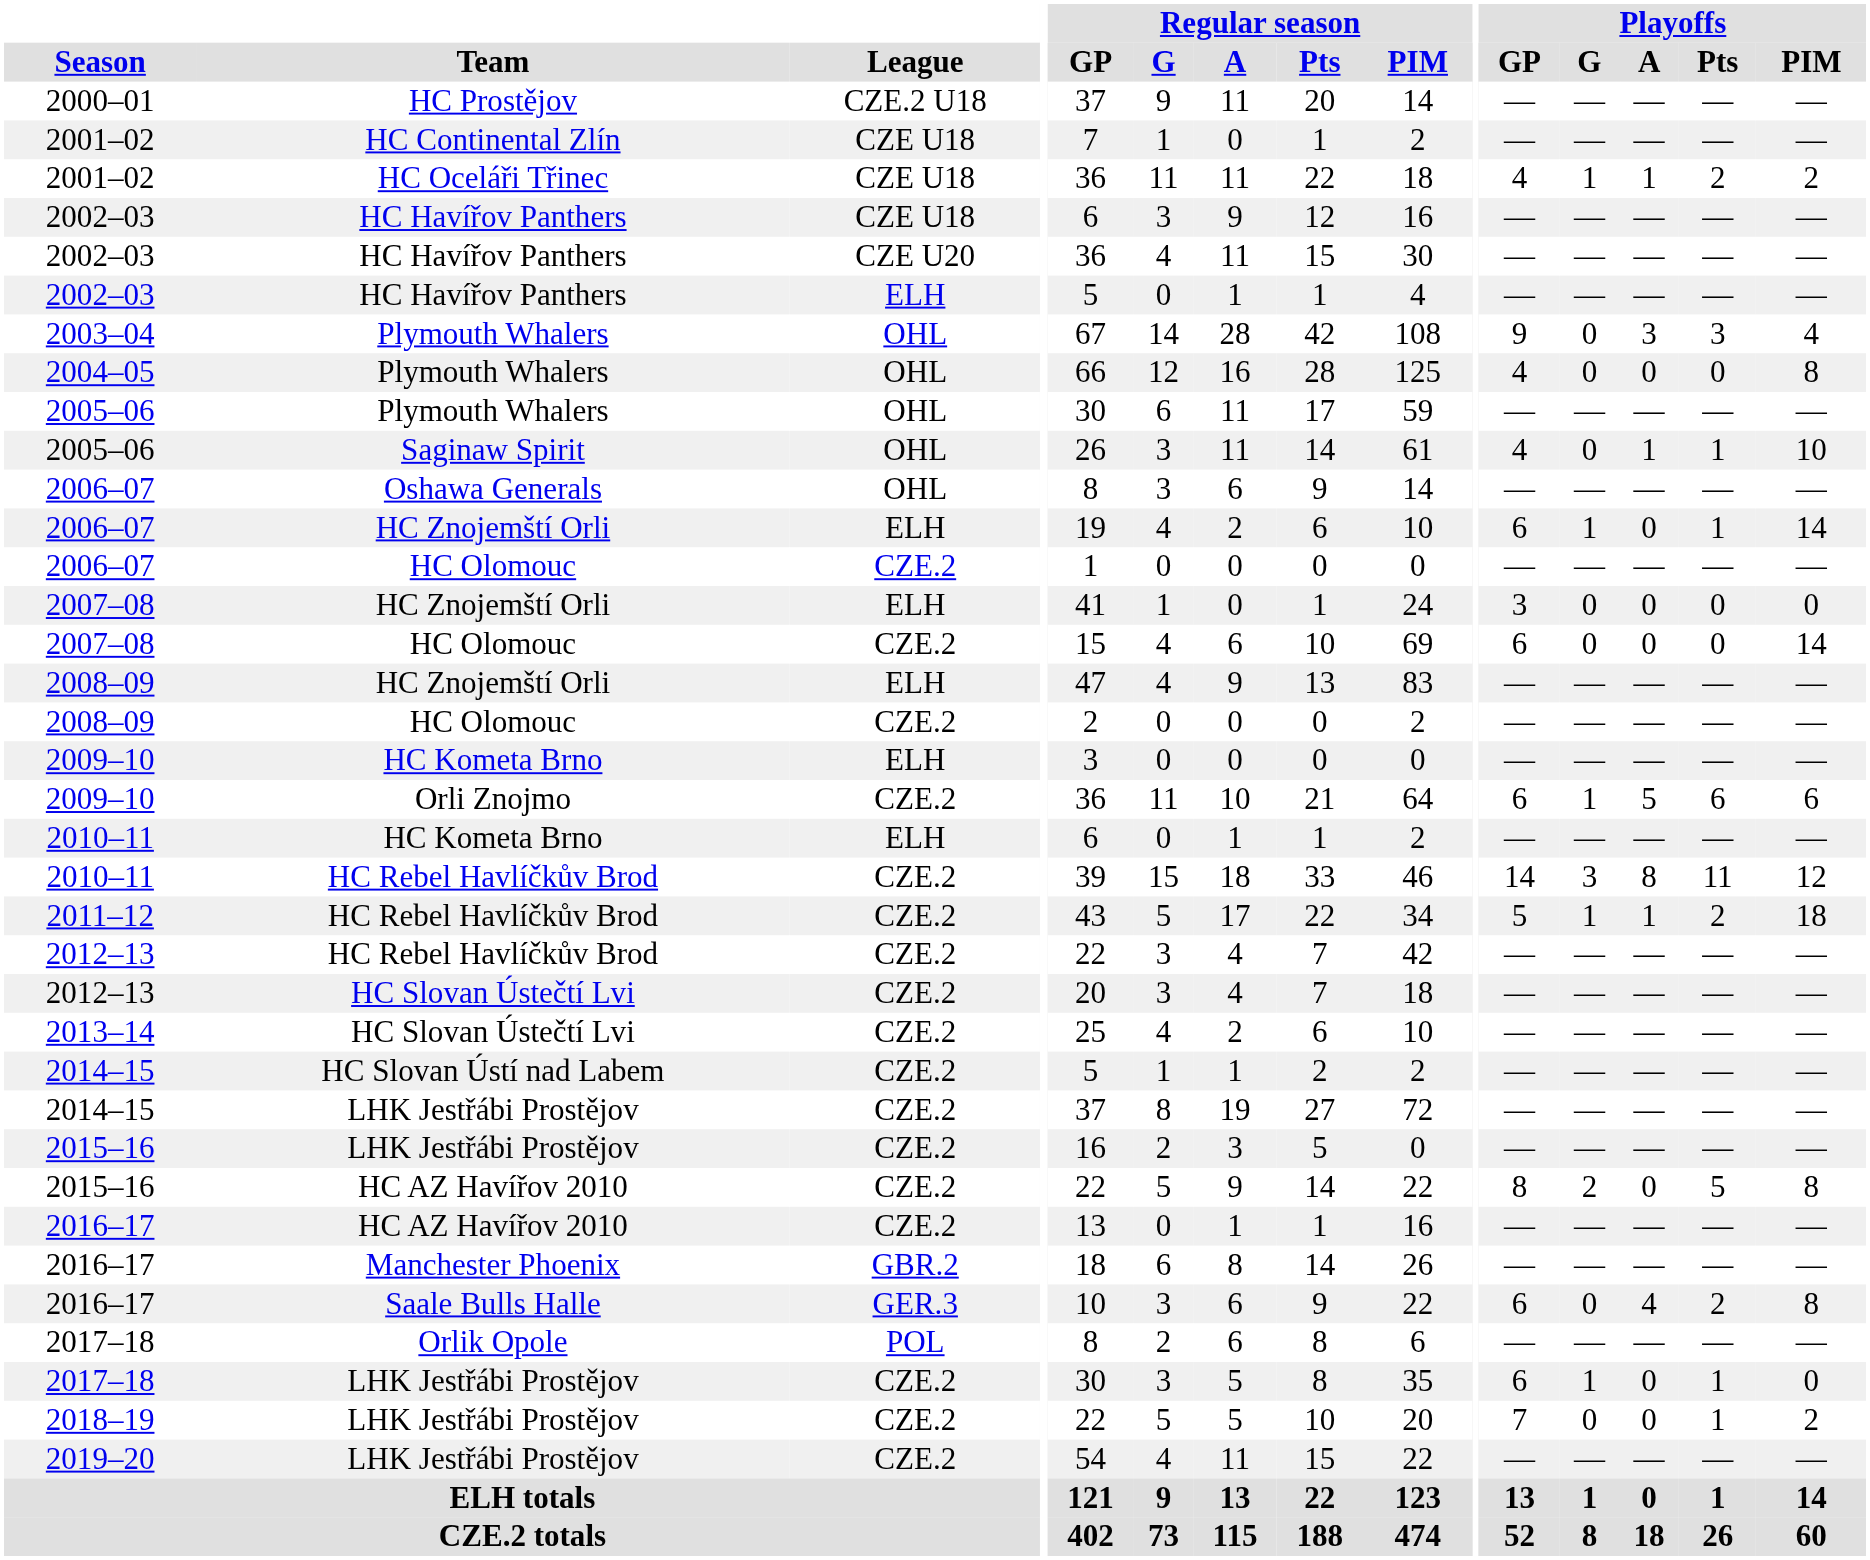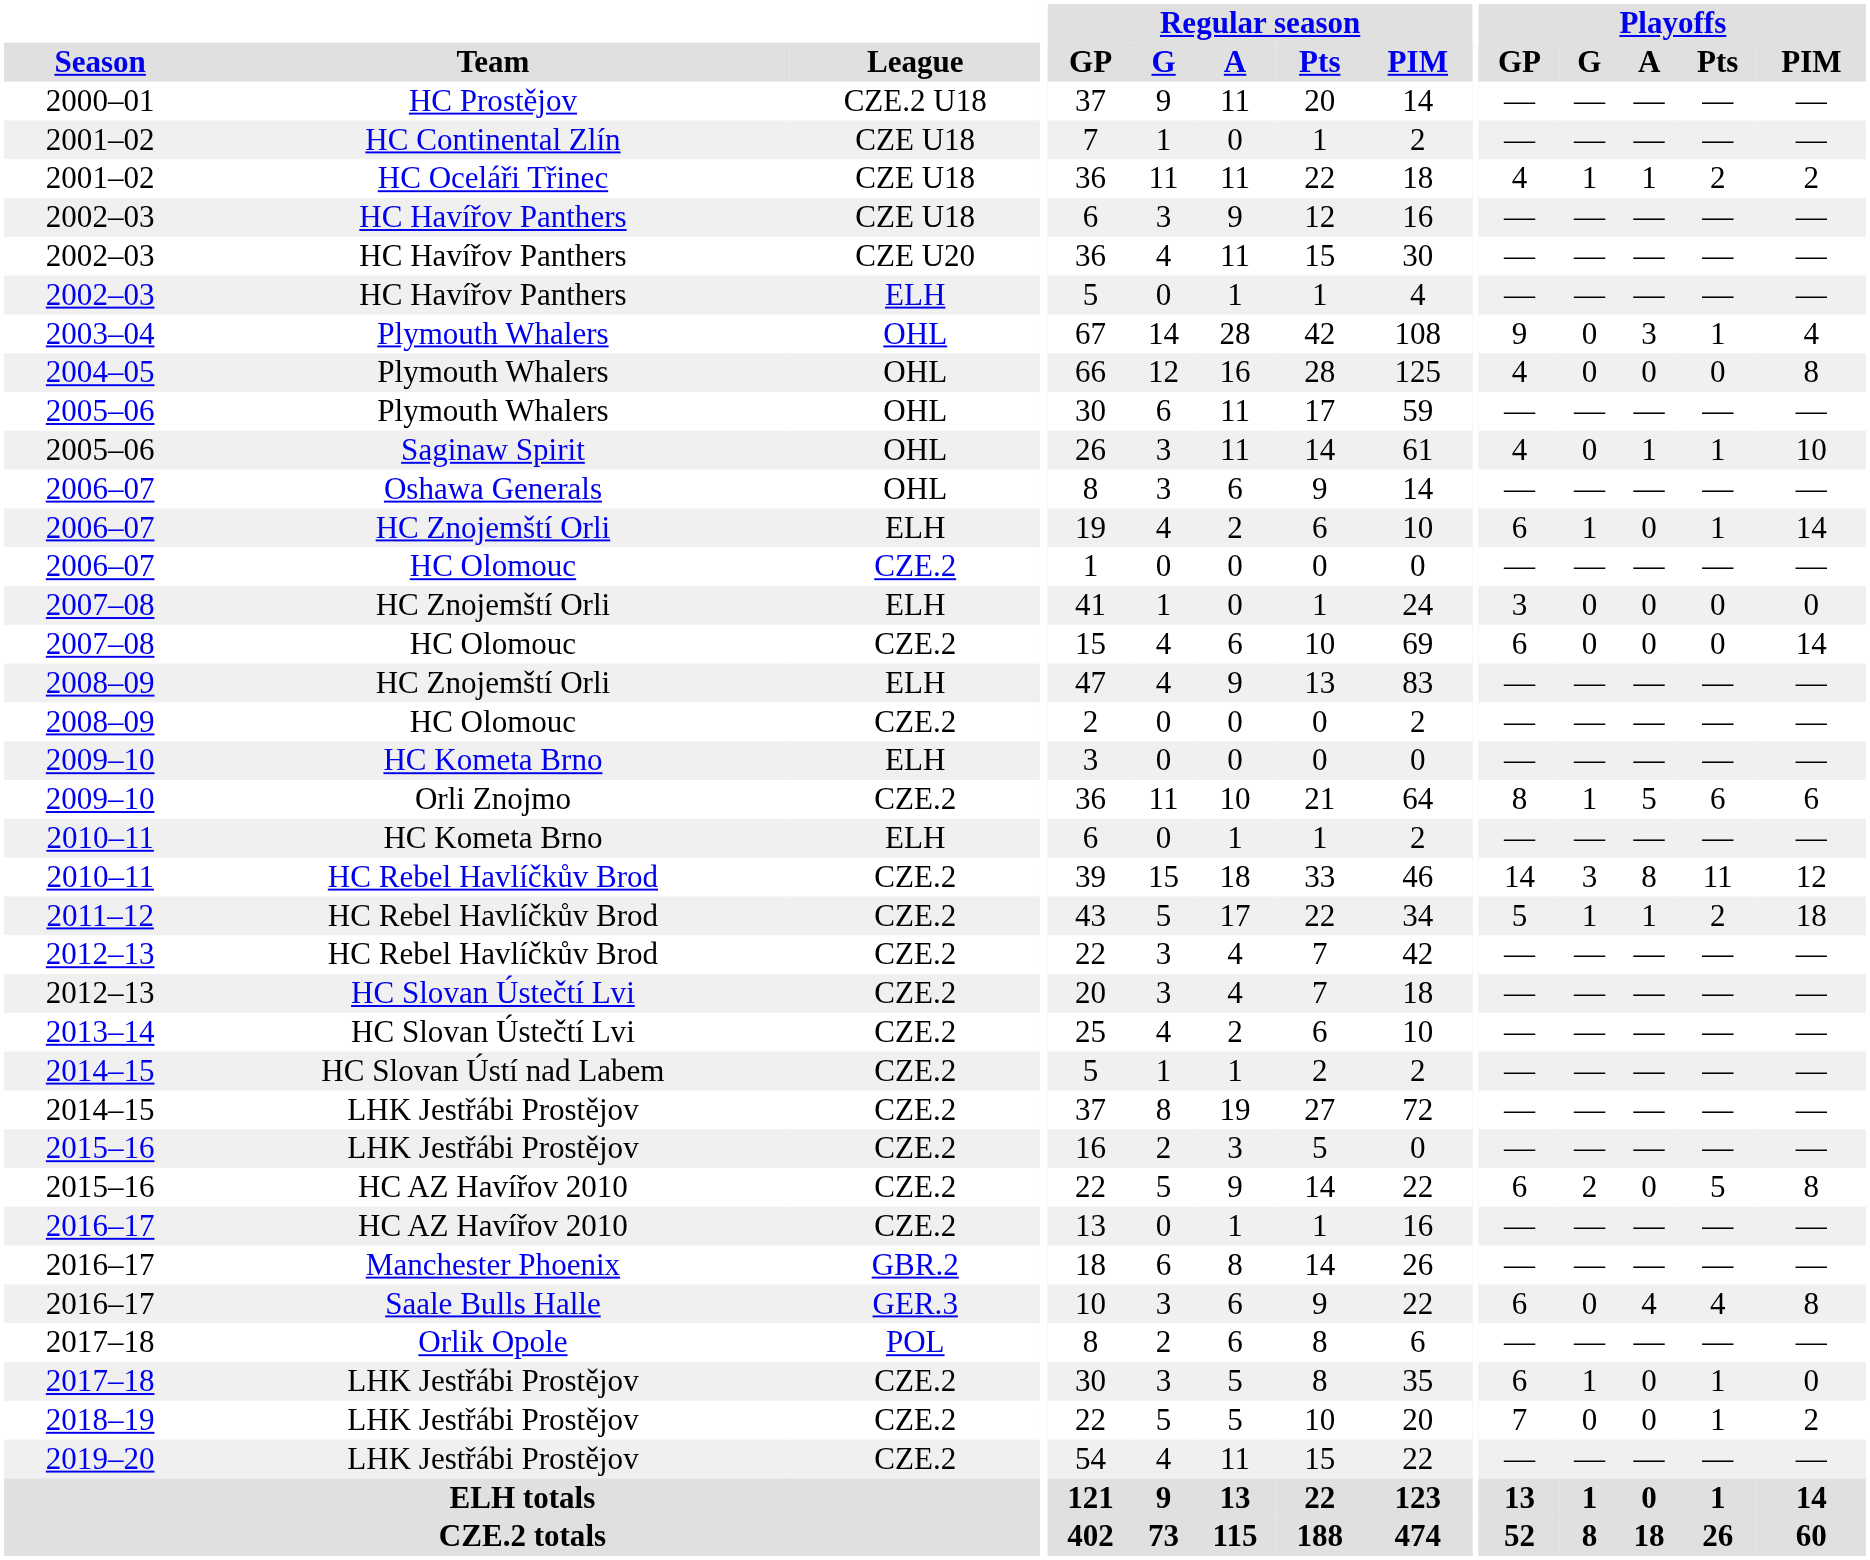(1718, 333) 3 -> (1718, 333) 1
(1519, 798) 6 -> (1519, 798) 8
(1519, 1186) 8 -> (1519, 1186) 6
(1718, 1303) 2 -> (1718, 1303) 4
